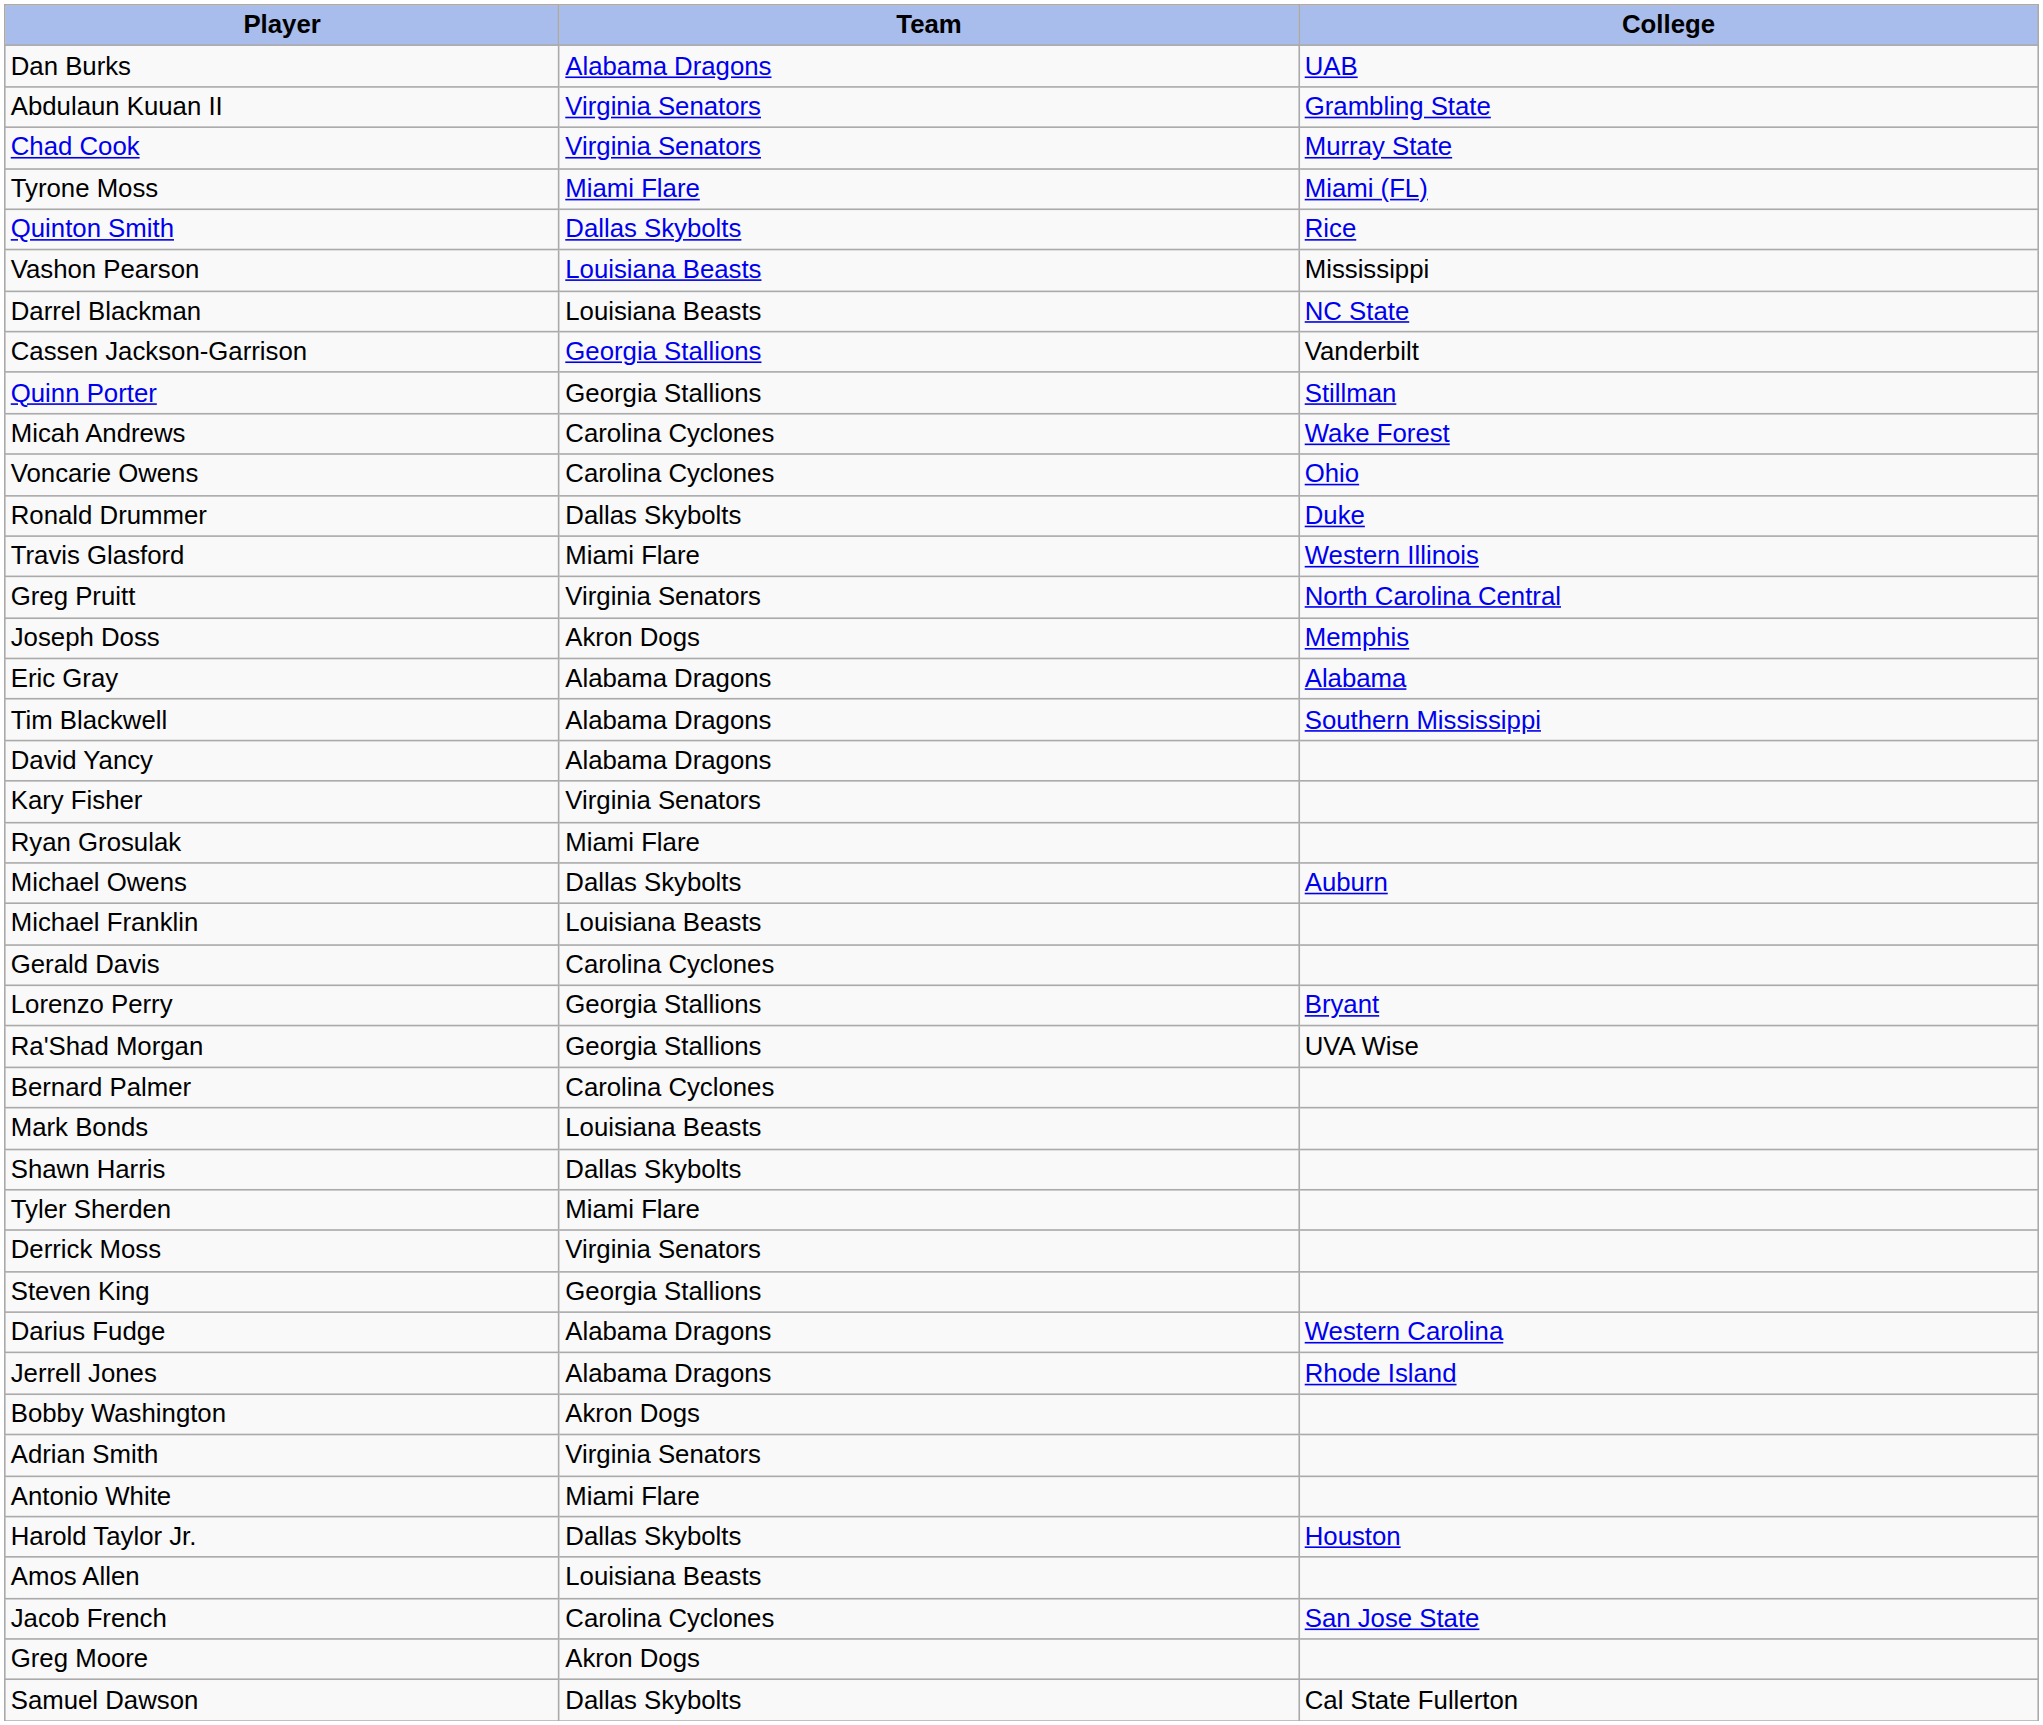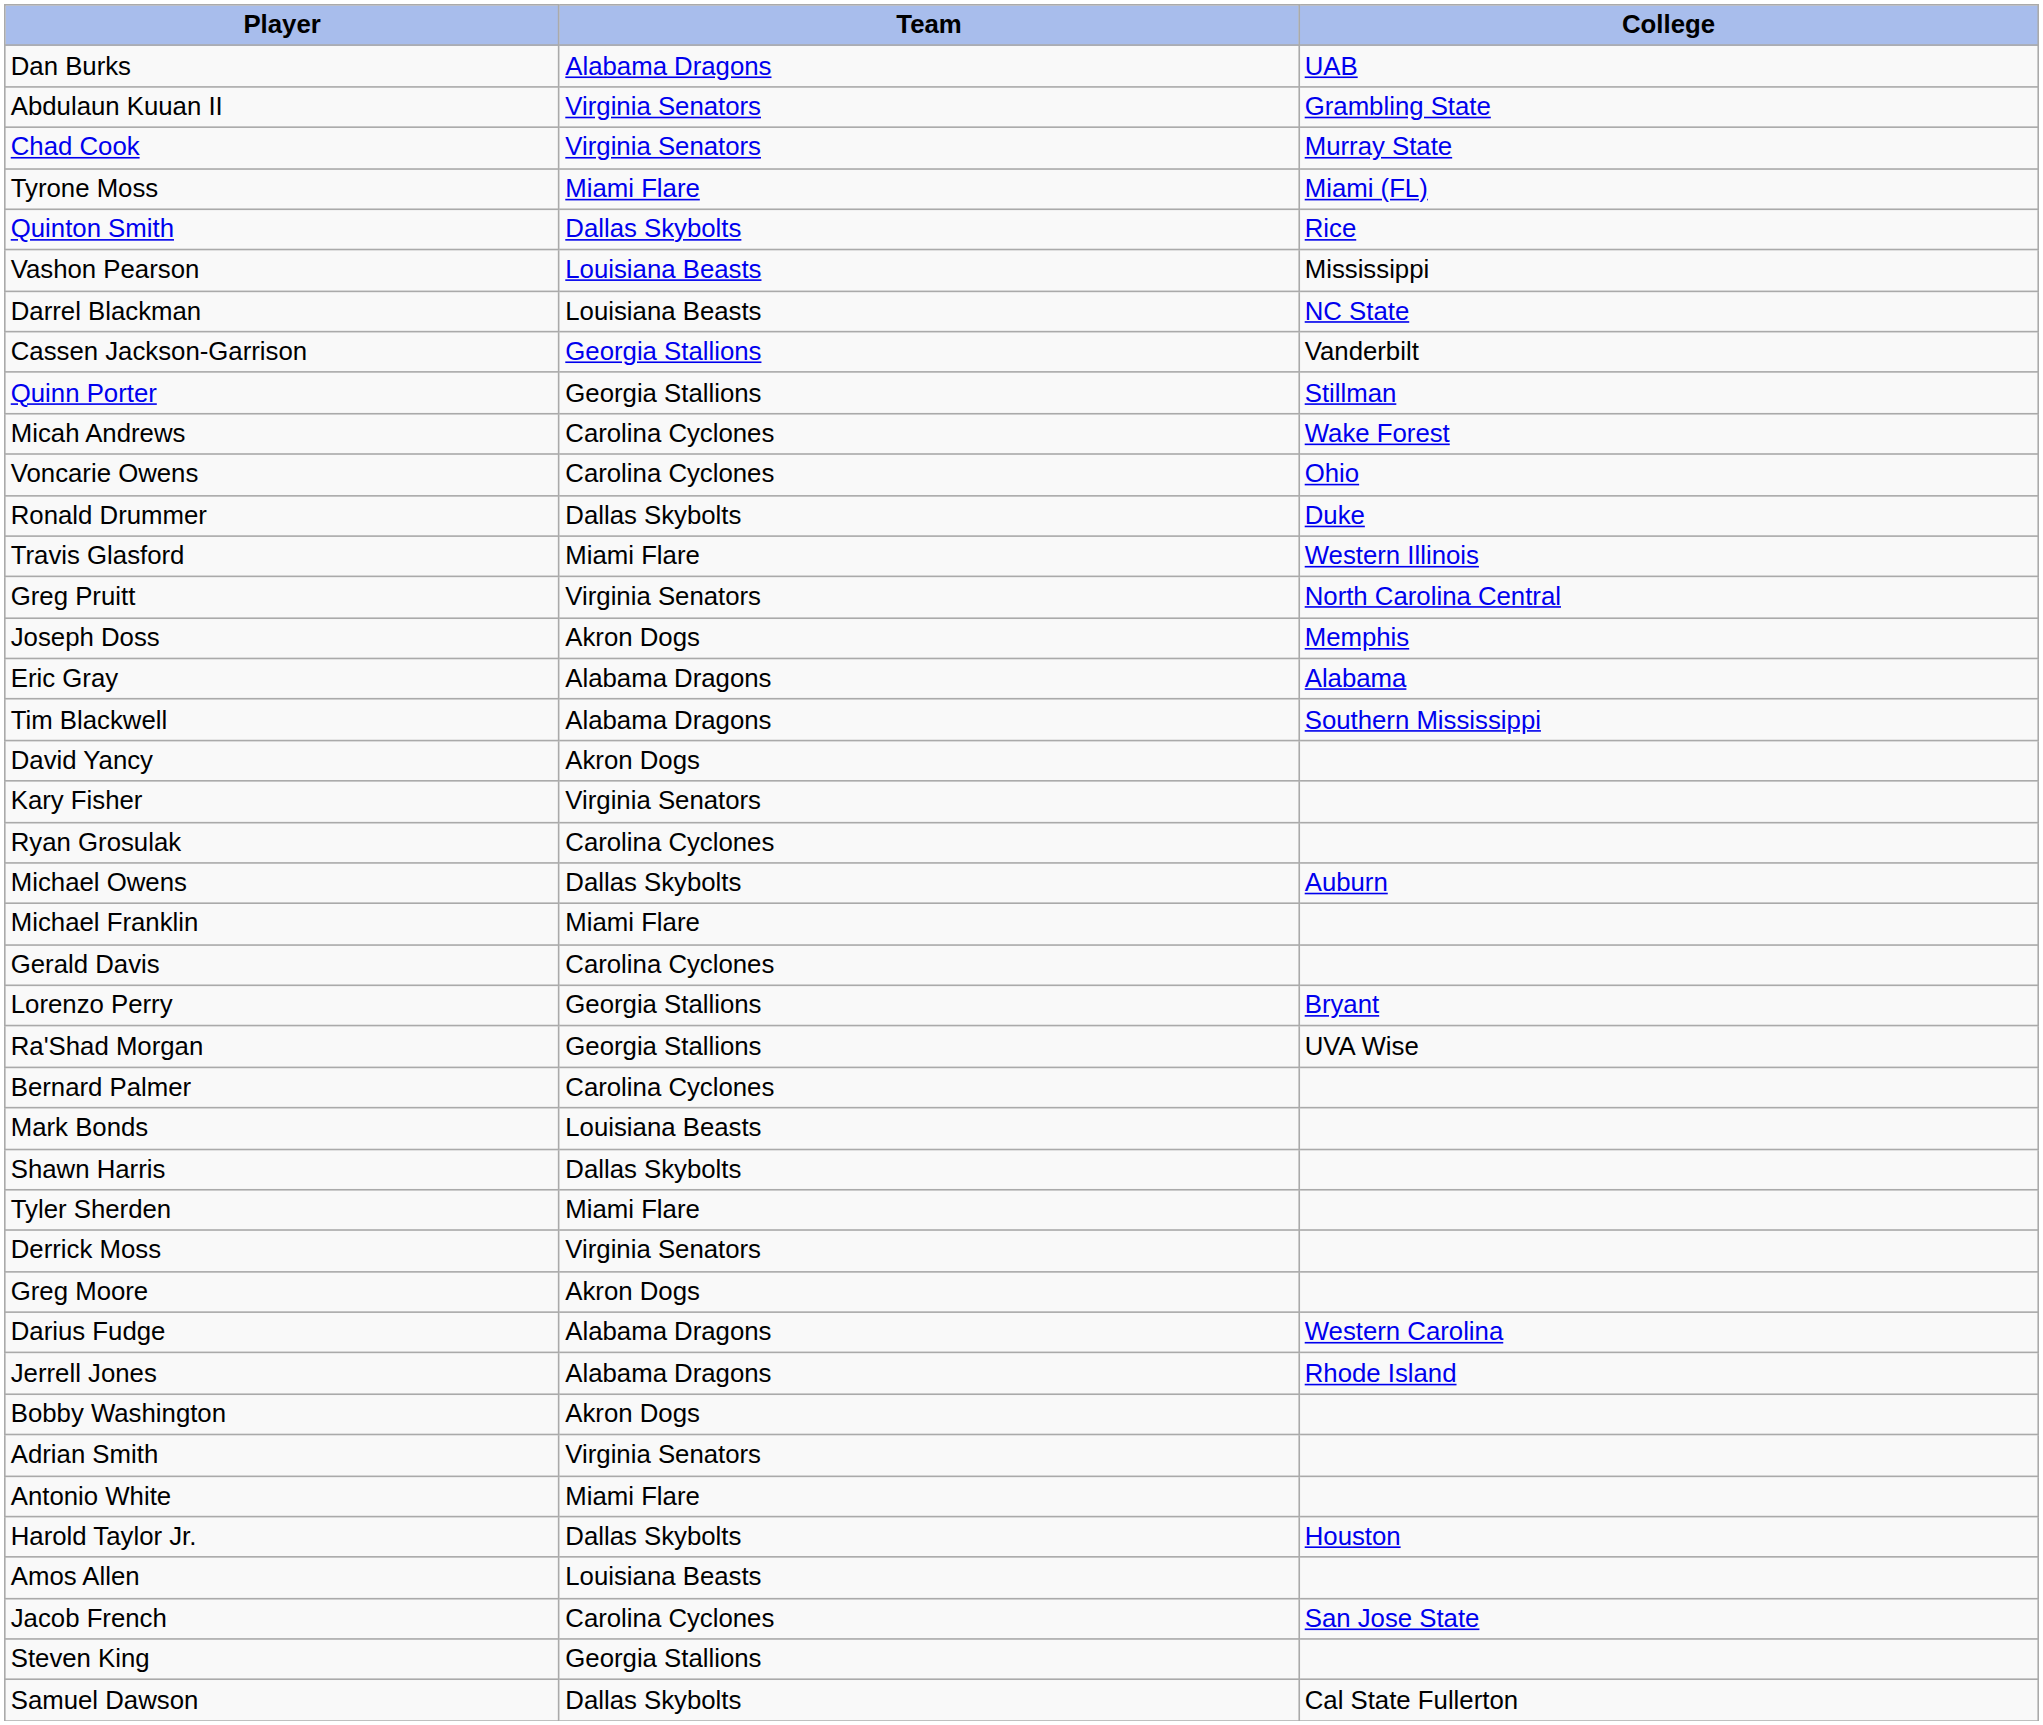(668, 760) Alabama Dragons -> (633, 760) Akron Dogs
(633, 842) Miami Flare -> (670, 842) Carolina Cyclones
(663, 923) Louisiana Beasts -> (633, 923) Miami Flare
rows swapped: (79, 1659) <-> (80, 1291)
